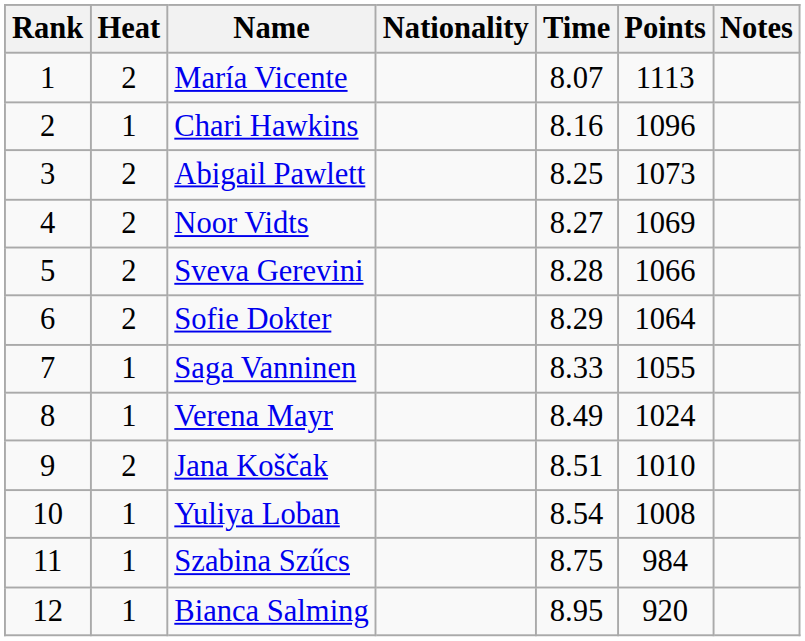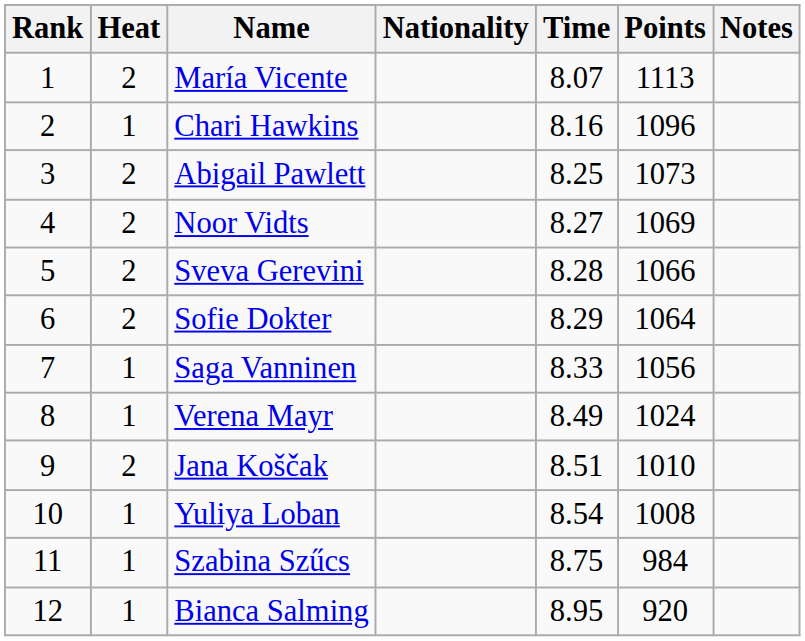(665, 367) 1055 -> (665, 367) 1056
